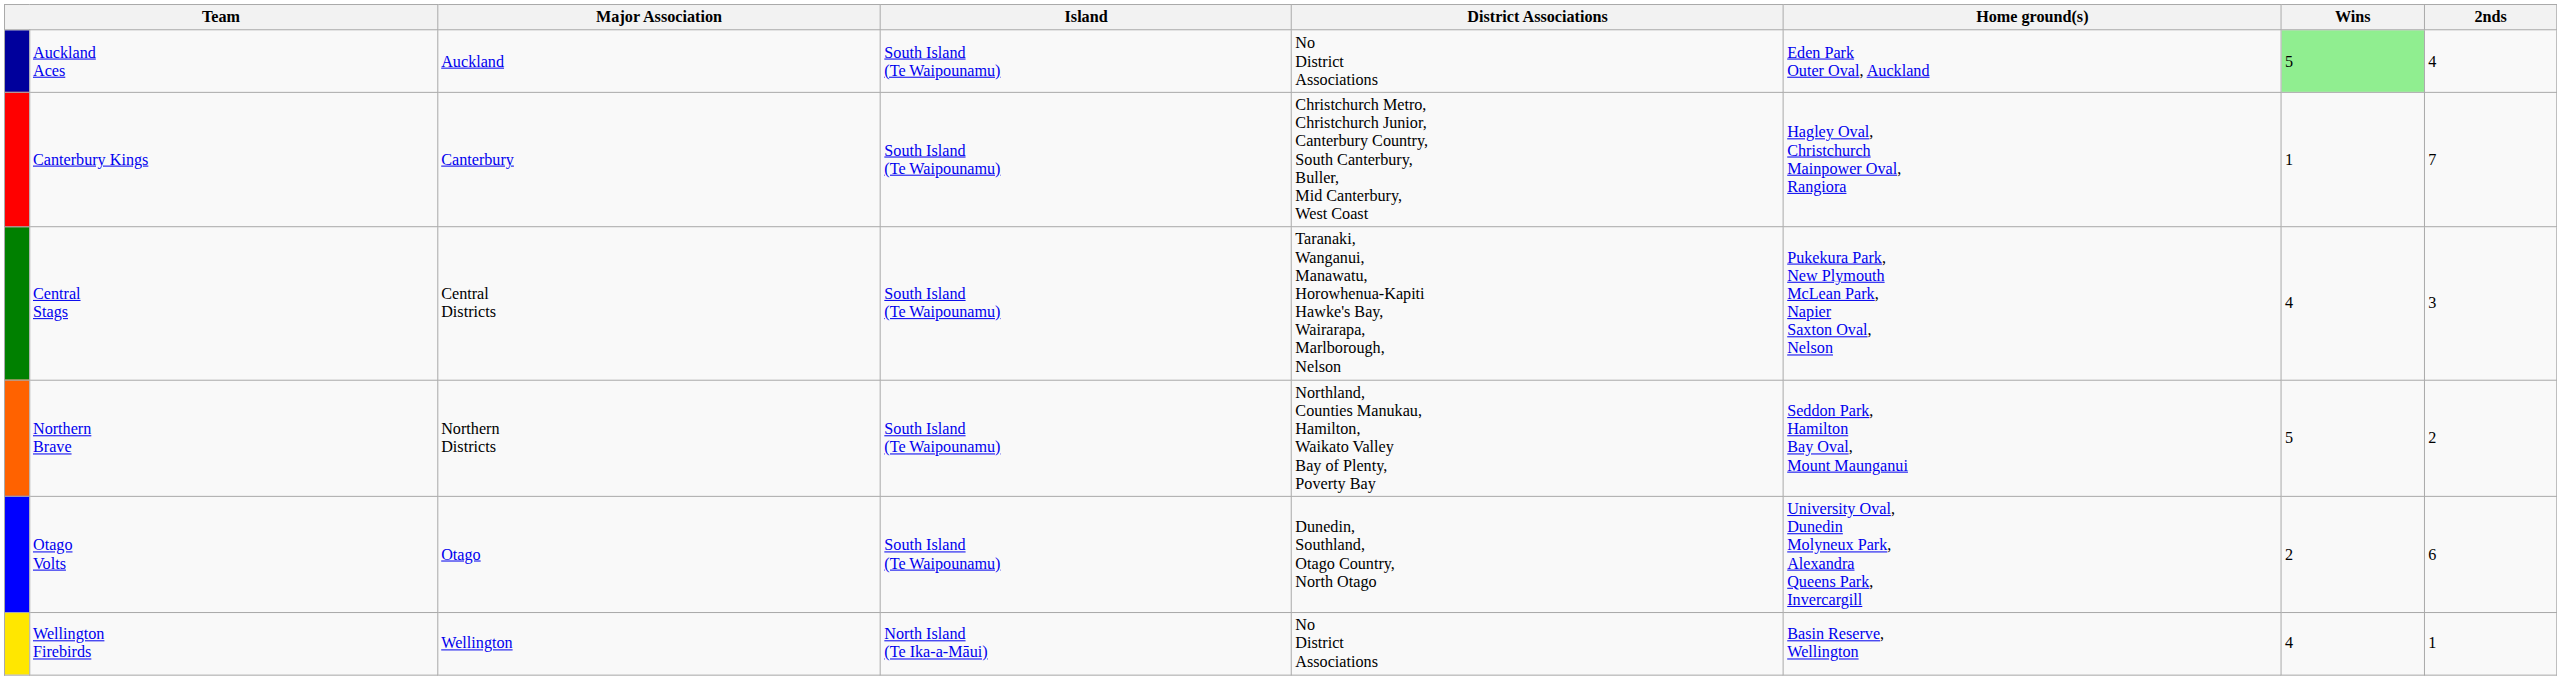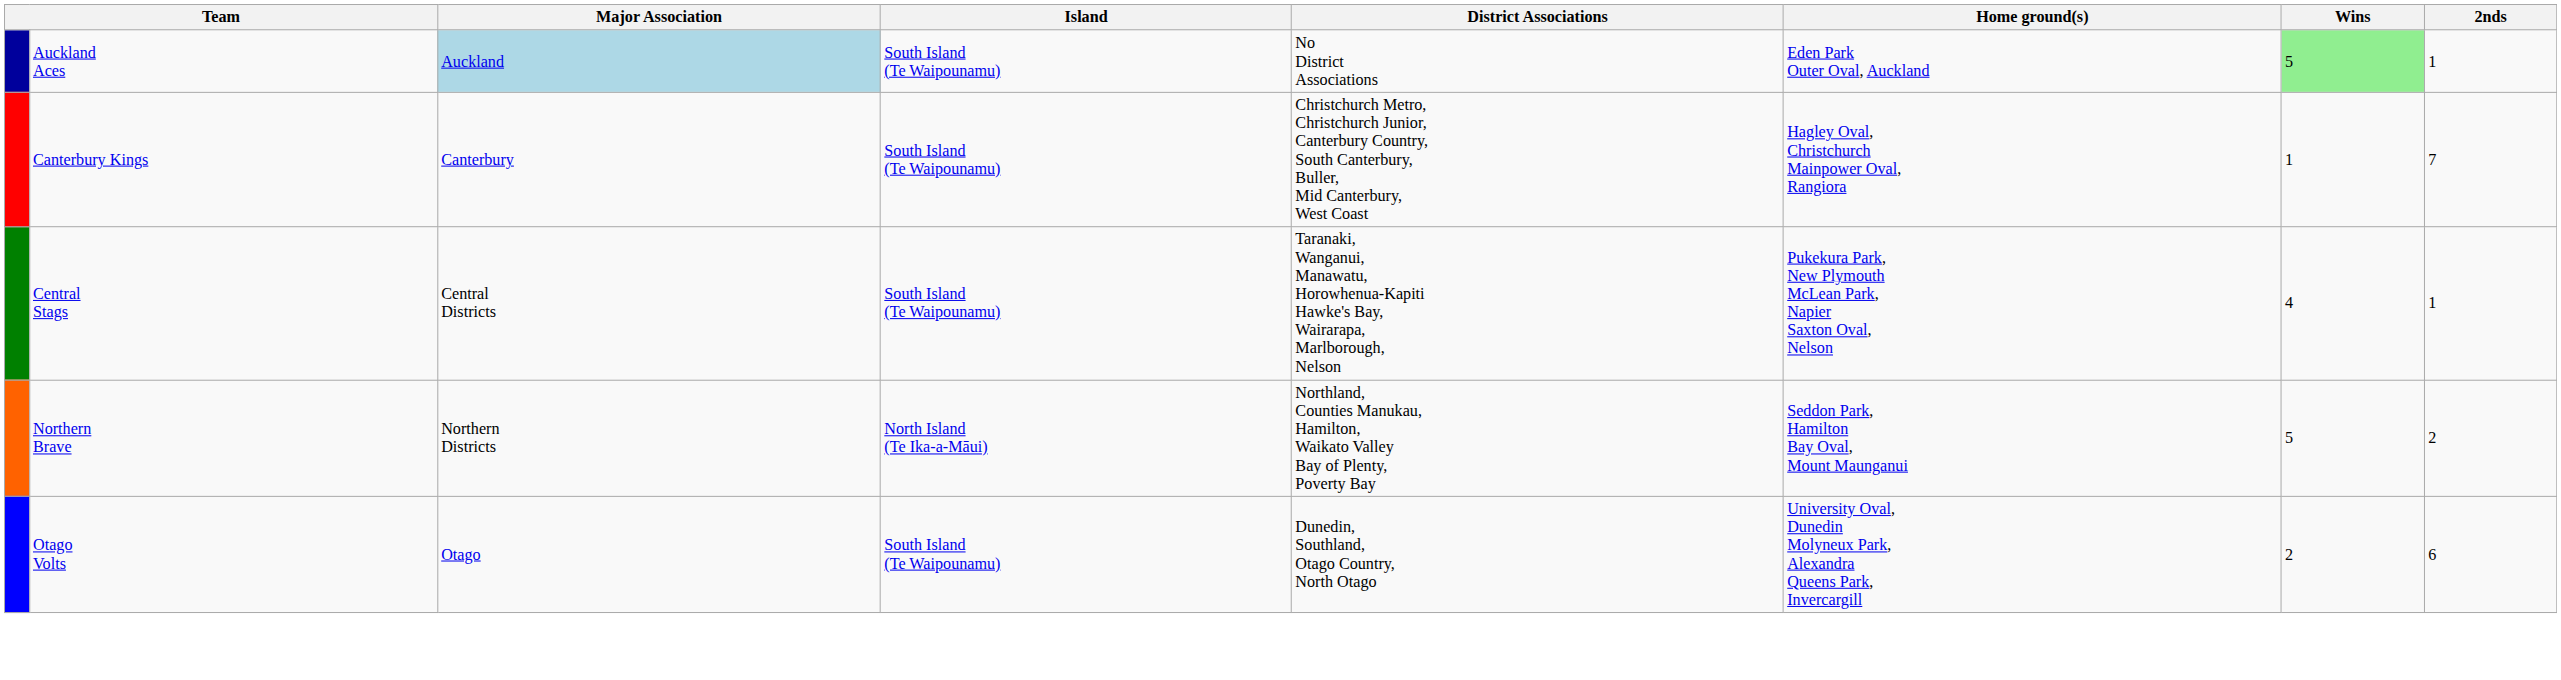(473, 61) no background -> (473, 61) lightblue background
(2432, 61) 4 -> (2432, 61) 1
(2432, 303) 3 -> (2432, 303) 1
(942, 437) South Island (Te Waipounamu) -> (936, 437) North Island (Te Ika-a-Māui)
- row: (69, 643)
